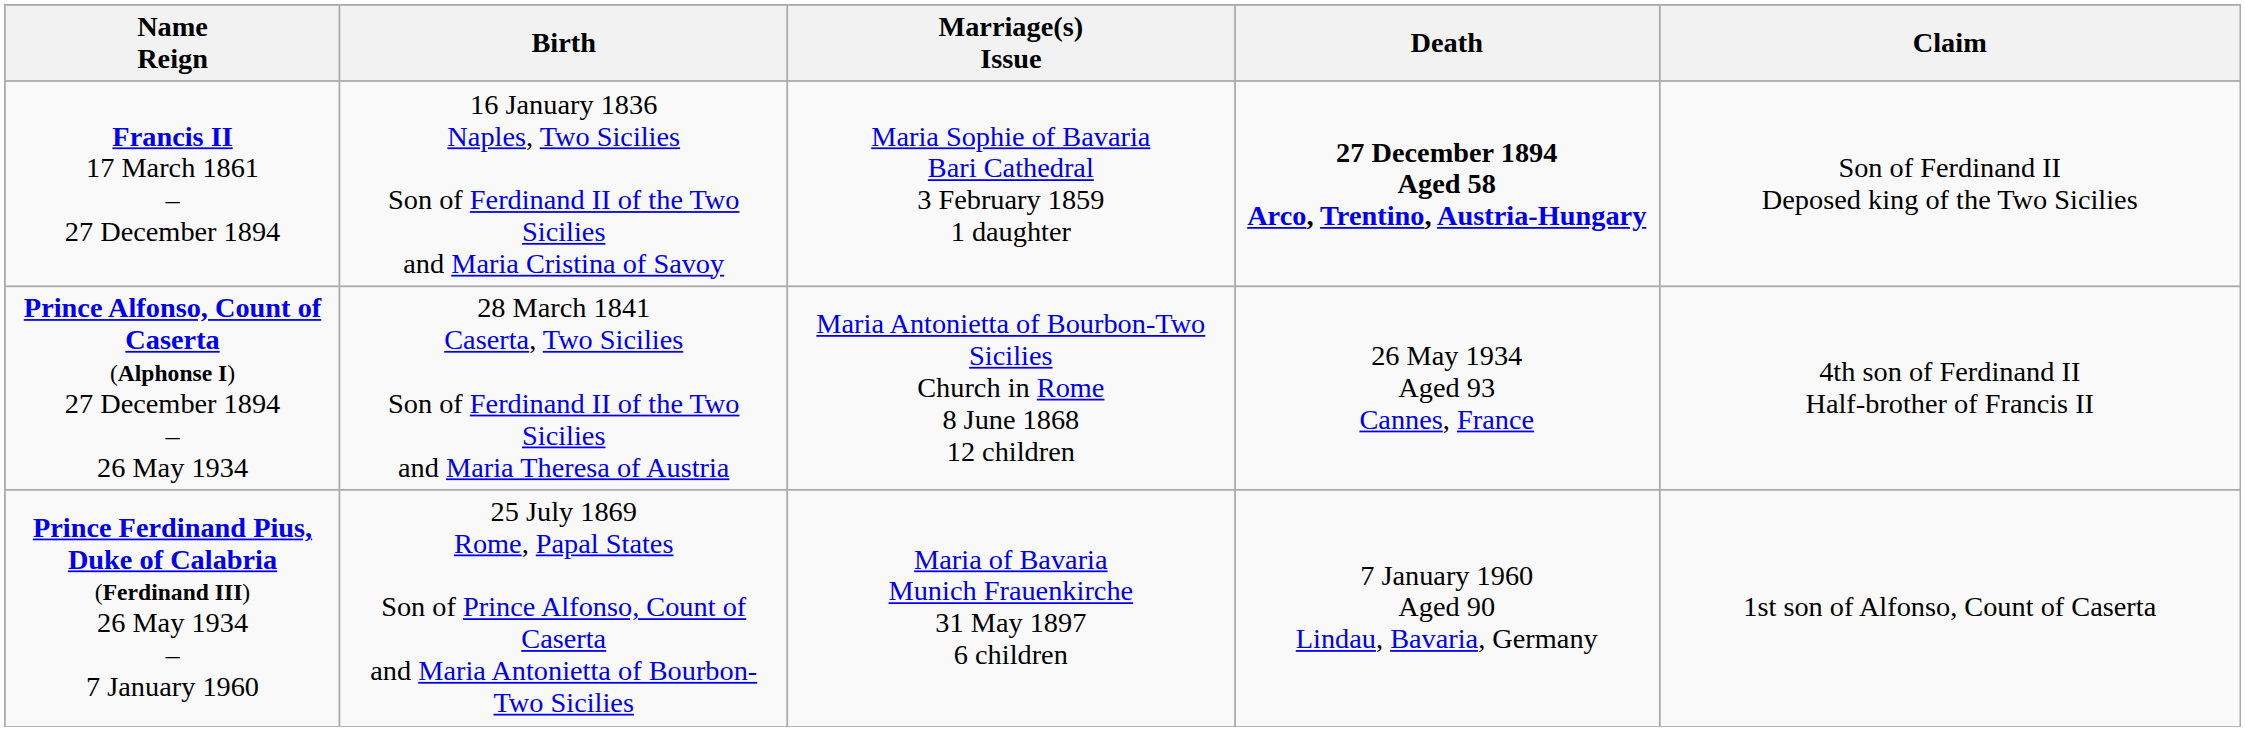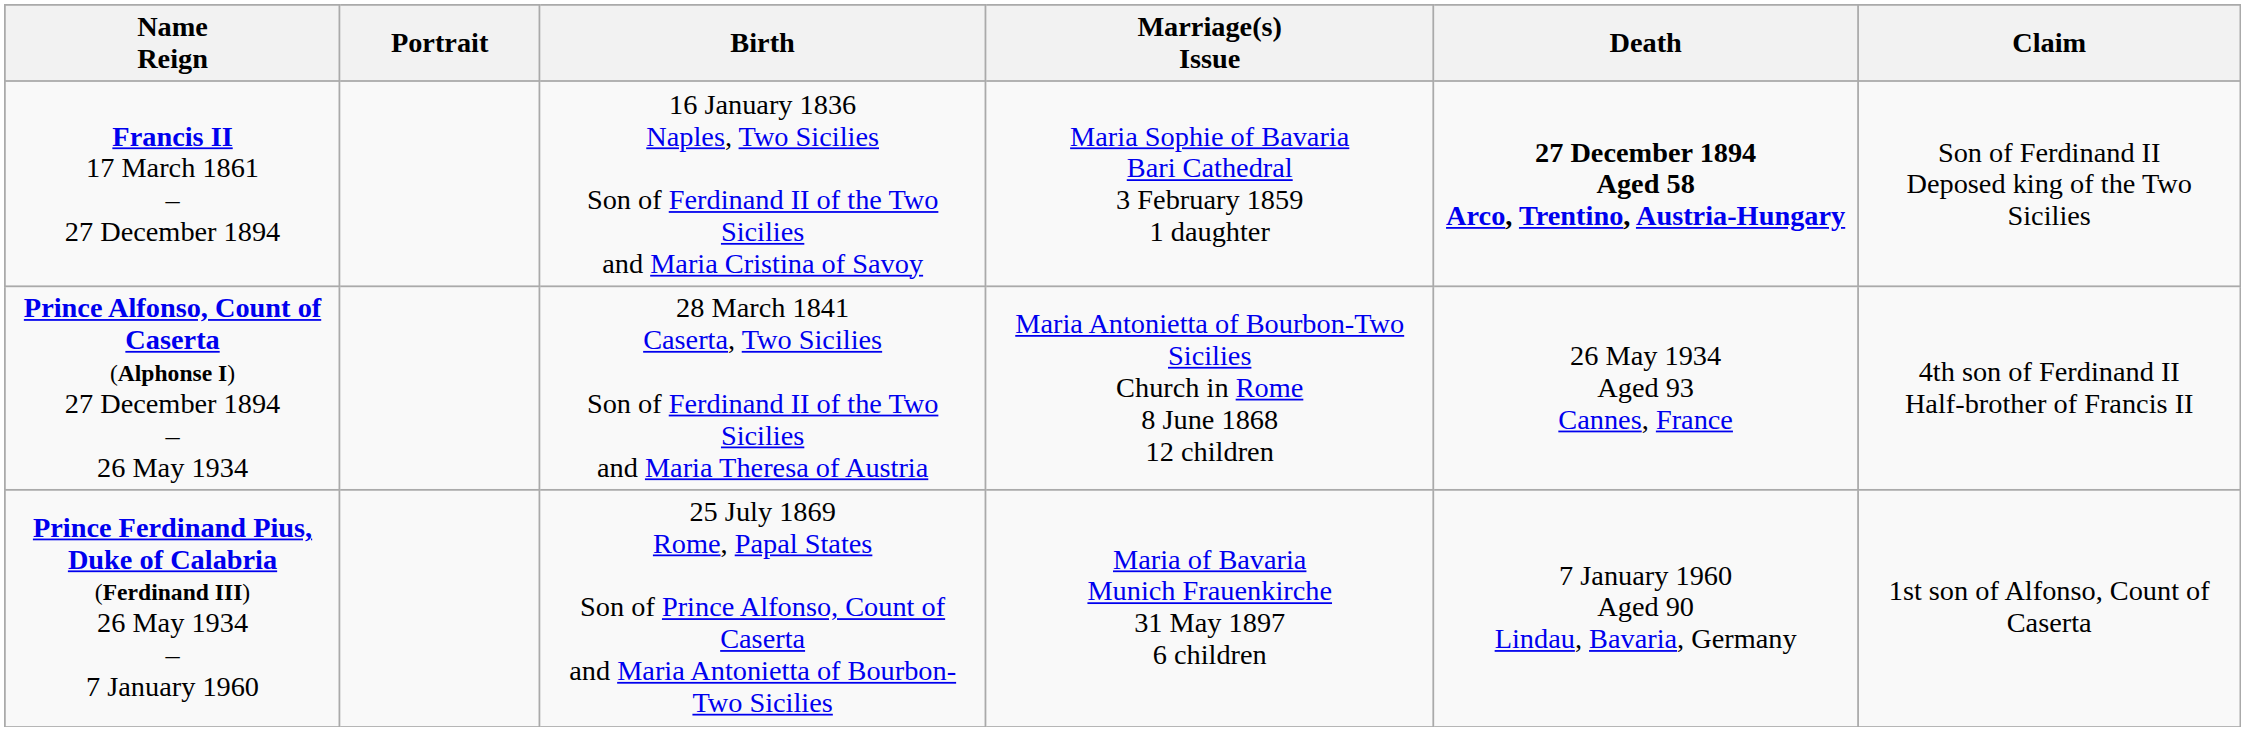+ column: (440, 42)
